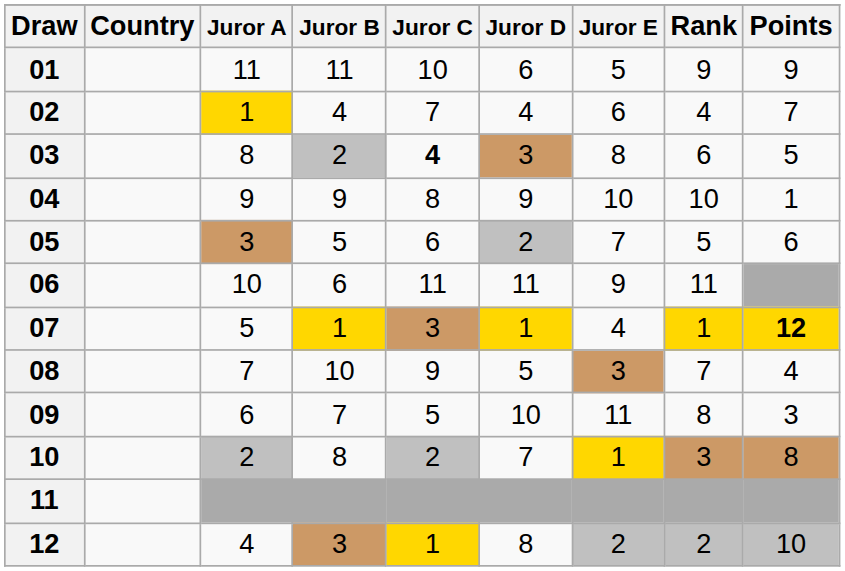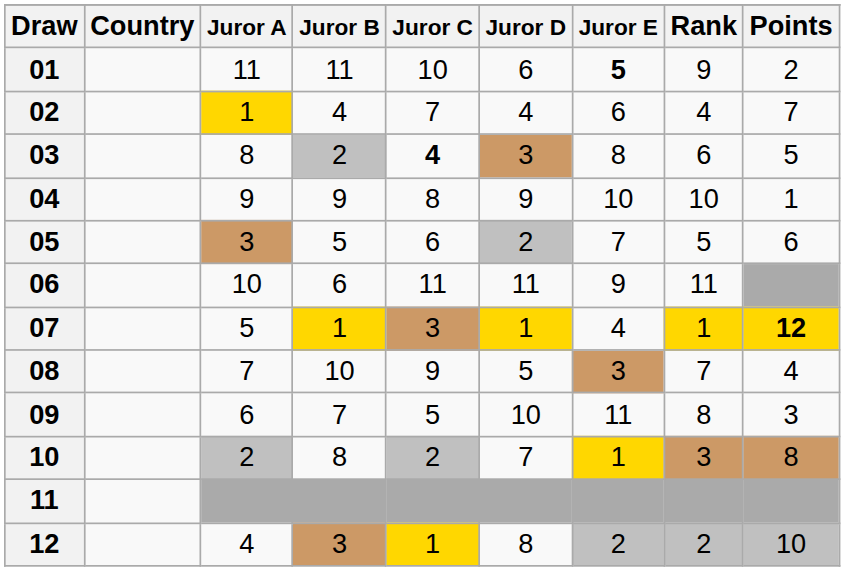(618, 69) normal -> (618, 69) bold
(791, 69) 9 -> (791, 69) 2
